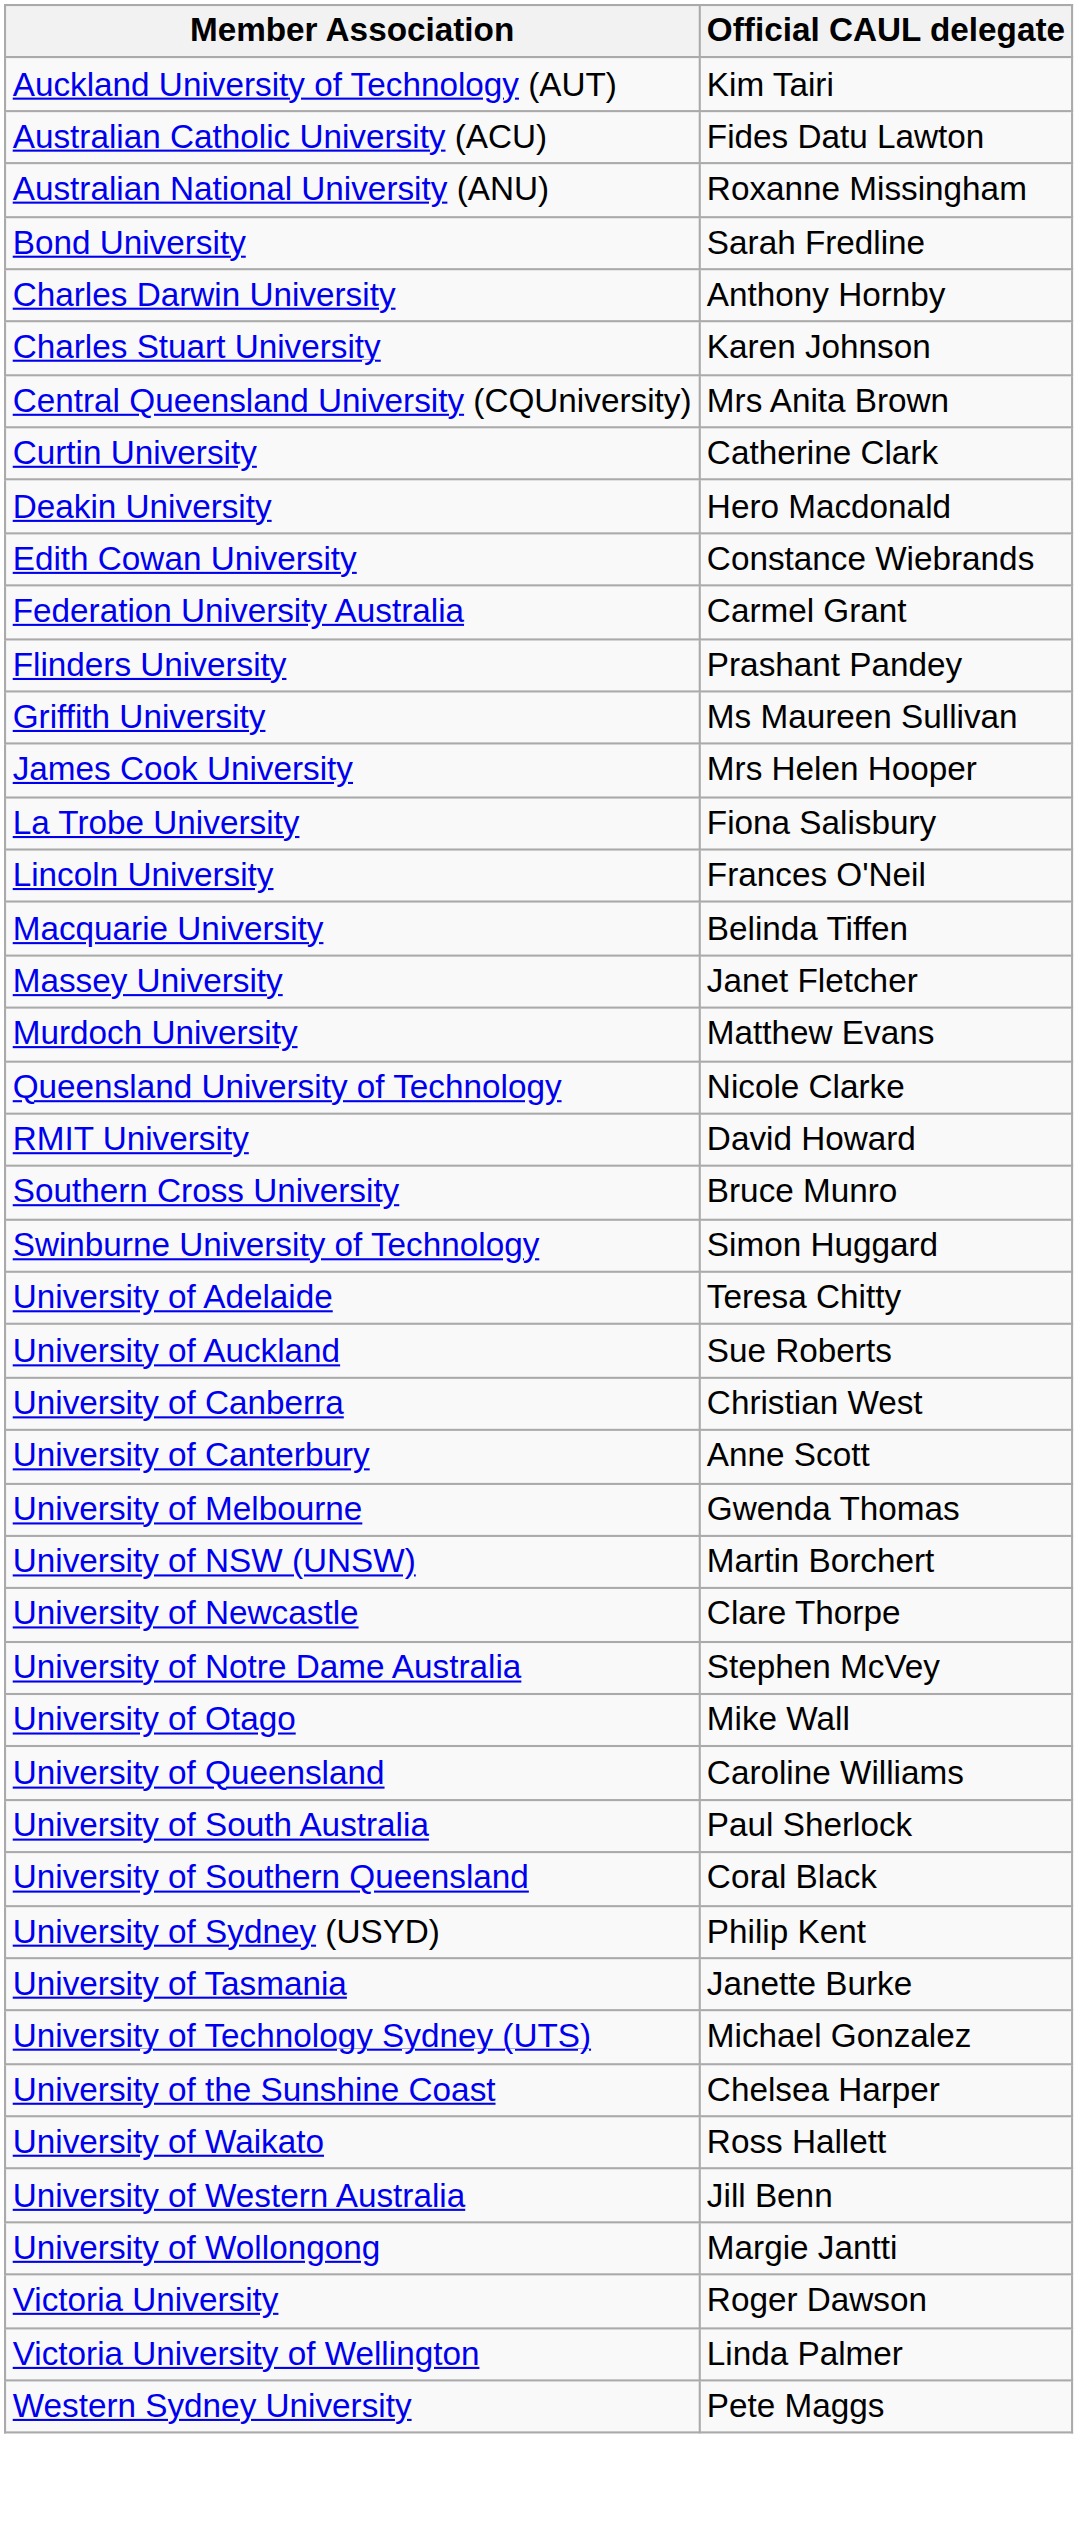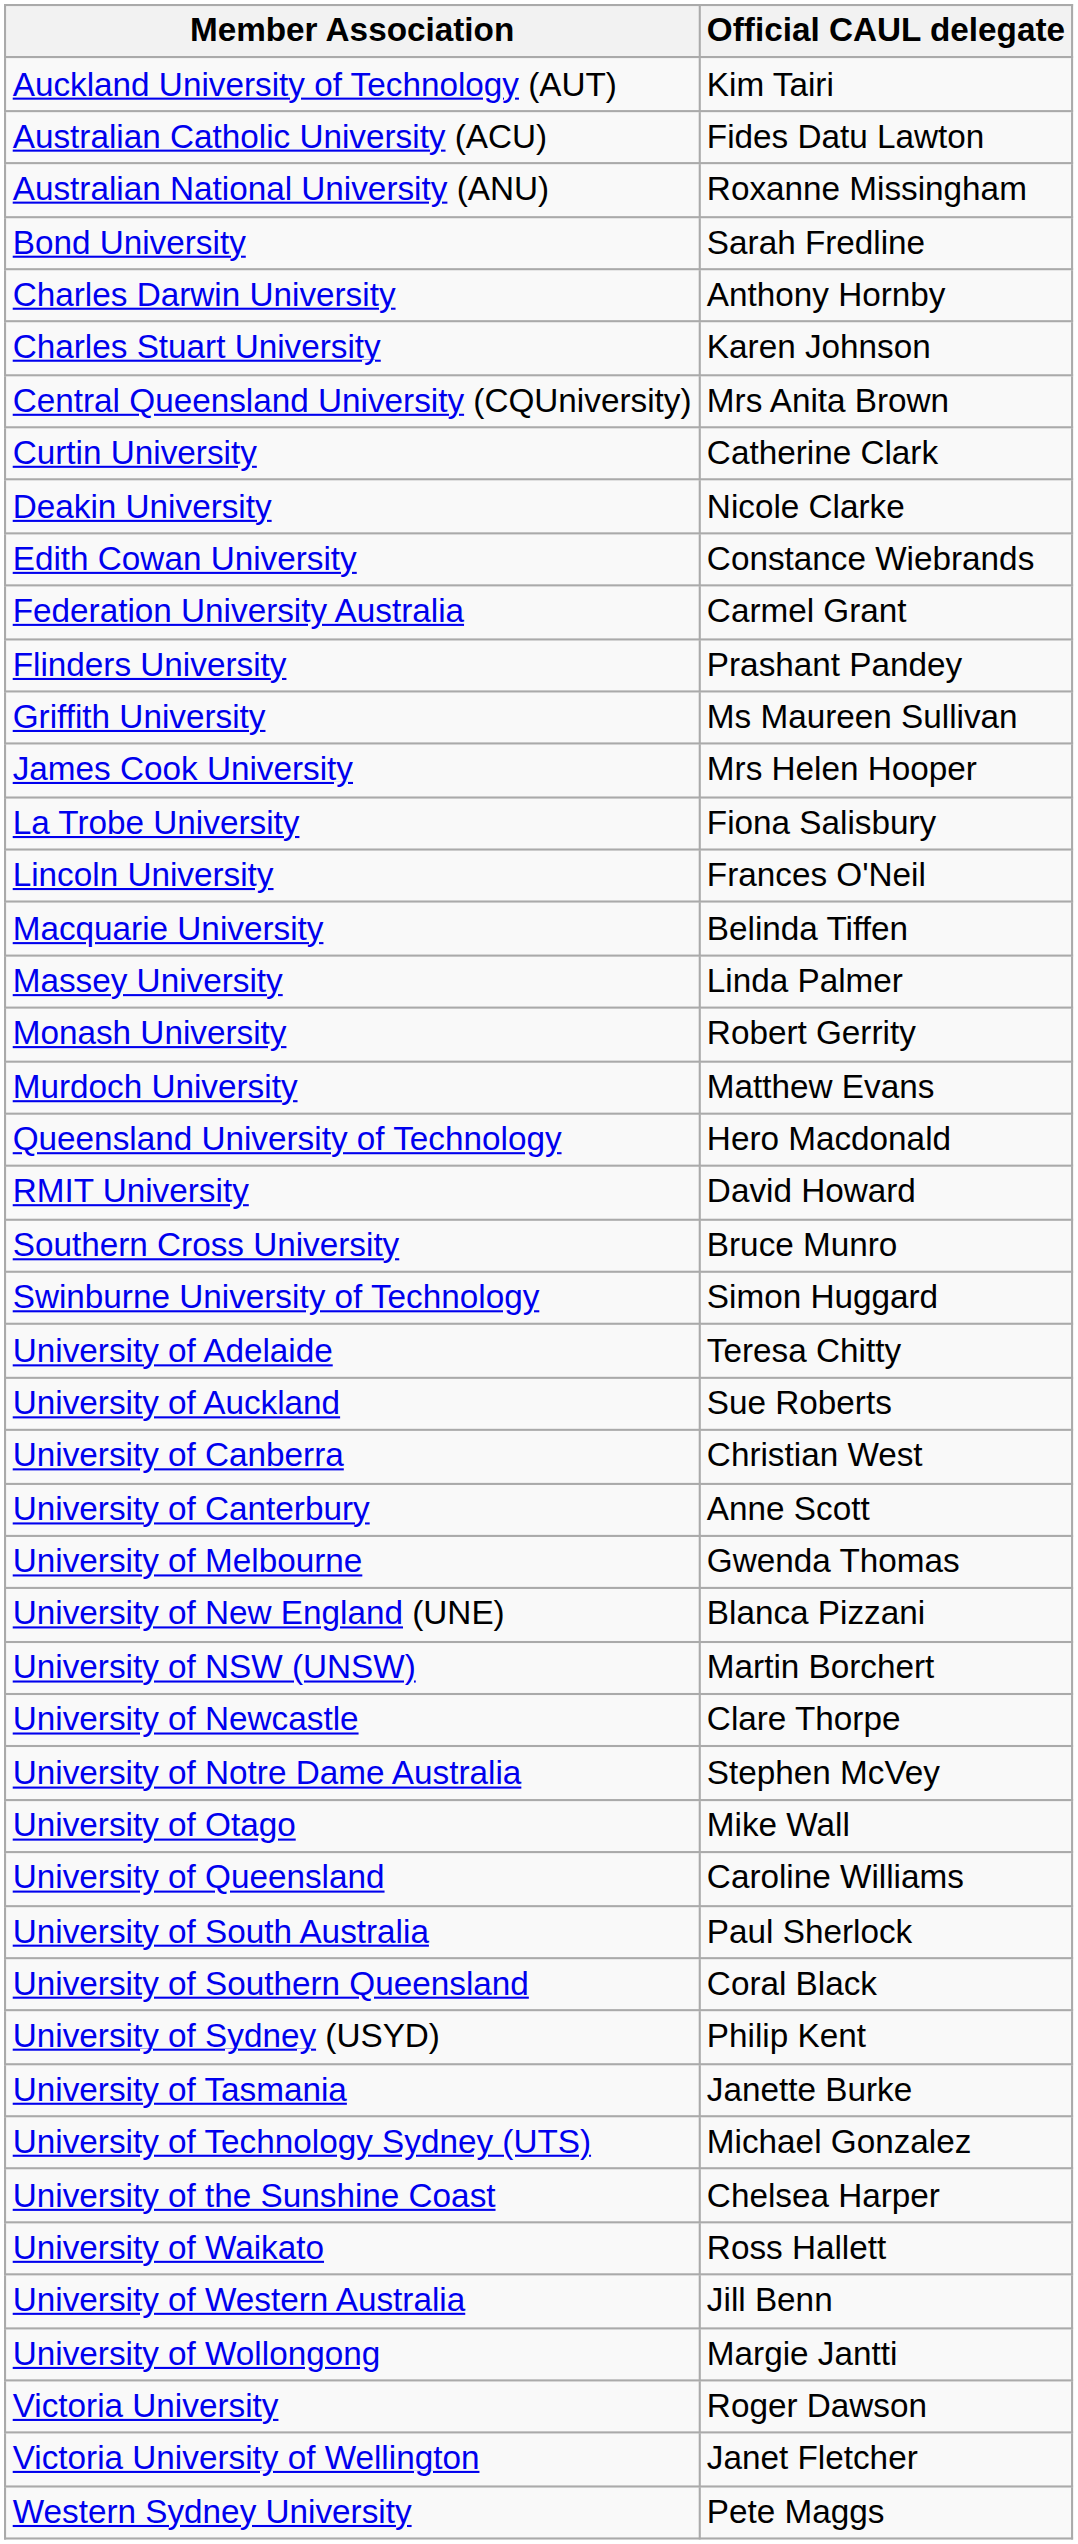(829, 505) Hero Macdonald -> (806, 505) Nicole Clarke
(812, 980) Janet Fletcher -> (805, 980) Linda Palmer
+ row: (150, 1033)
(806, 1086) Nicole Clarke -> (829, 1139) Hero Macdonald
+ row: (259, 1614)
(805, 2353) Linda Palmer -> (812, 2458) Janet Fletcher
